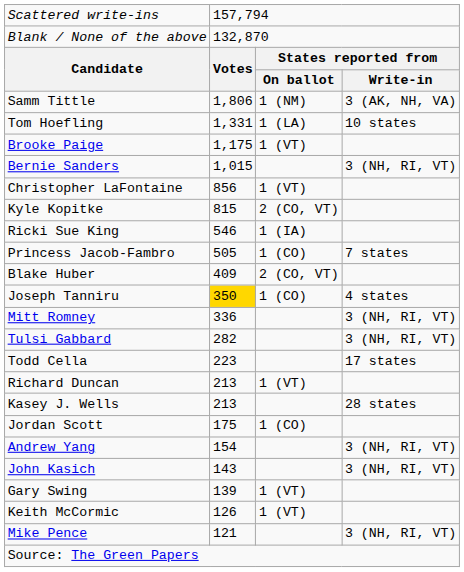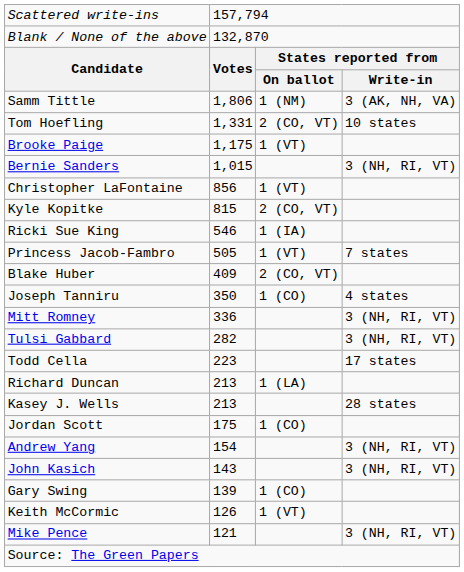(283, 123) 1 (LA) -> (299, 123) 2 (CO, VT)
(283, 253) 1 (CO) -> (283, 253) 1 (VT)
(225, 296) gold background -> (225, 296) no background
(283, 383) 1 (VT) -> (283, 383) 1 (LA)
(283, 491) 1 (VT) -> (283, 491) 1 (CO)
